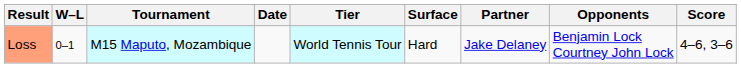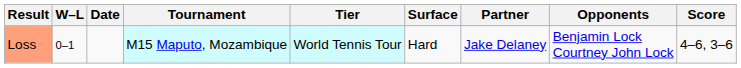columns swapped: (272, 15) <-> (171, 15)
